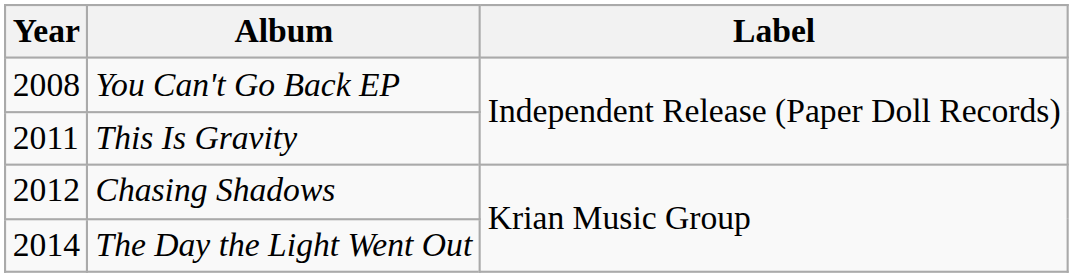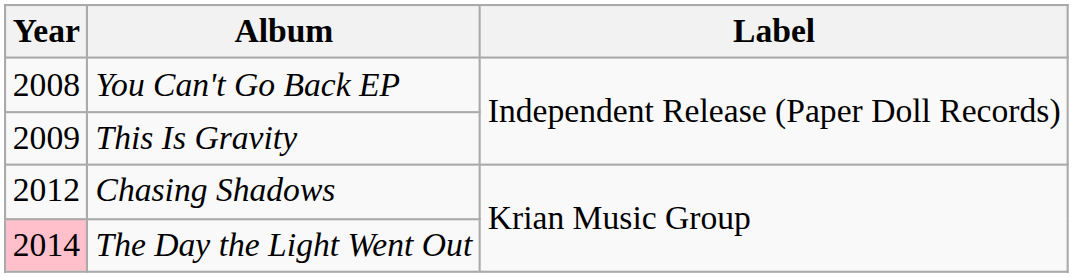(46, 137) 2011 -> (46, 137) 2009
(46, 244) no background -> (46, 244) pink background
